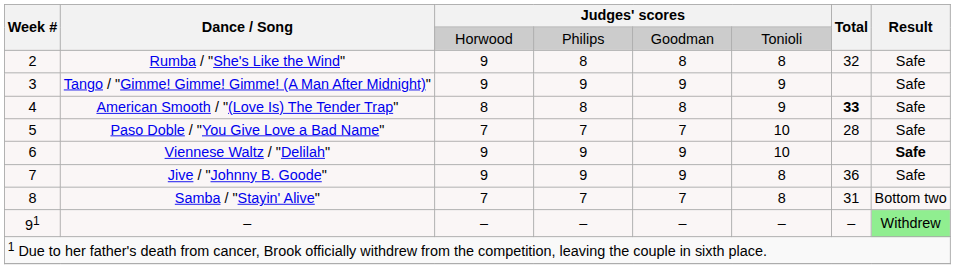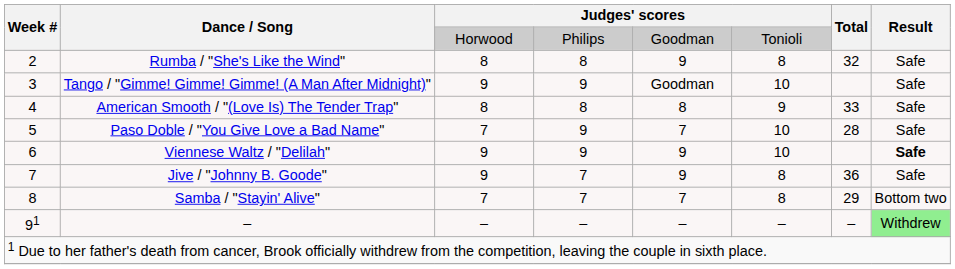(484, 61) 9 -> (484, 61) 8
(682, 61) 8 -> (682, 61) 9
(682, 84) 9 -> (682, 84) Goodman
(782, 84) 9 -> (782, 84) 10
(851, 107) bold -> (851, 107) normal
(583, 130) 7 -> (583, 130) 9
(583, 175) 9 -> (583, 175) 7
(851, 198) 31 -> (851, 198) 29
